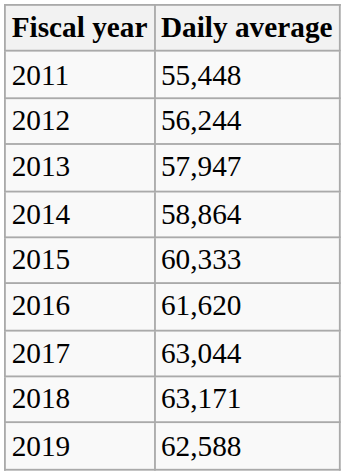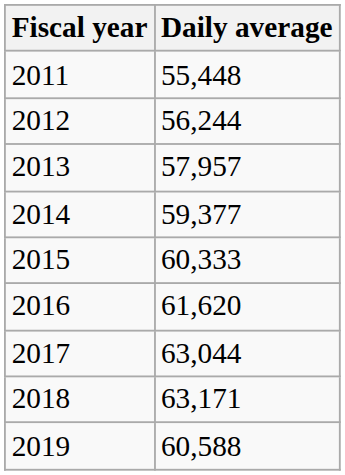(201, 167) 57,947 -> (201, 167) 57,957
(201, 213) 58,864 -> (201, 213) 59,377
(201, 445) 62,588 -> (201, 445) 60,588
